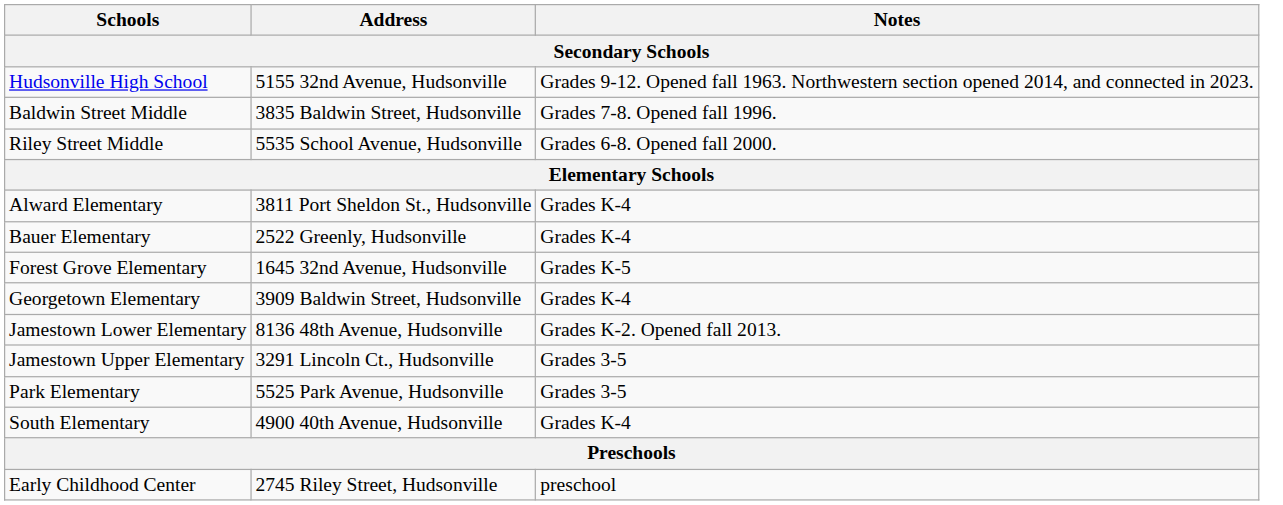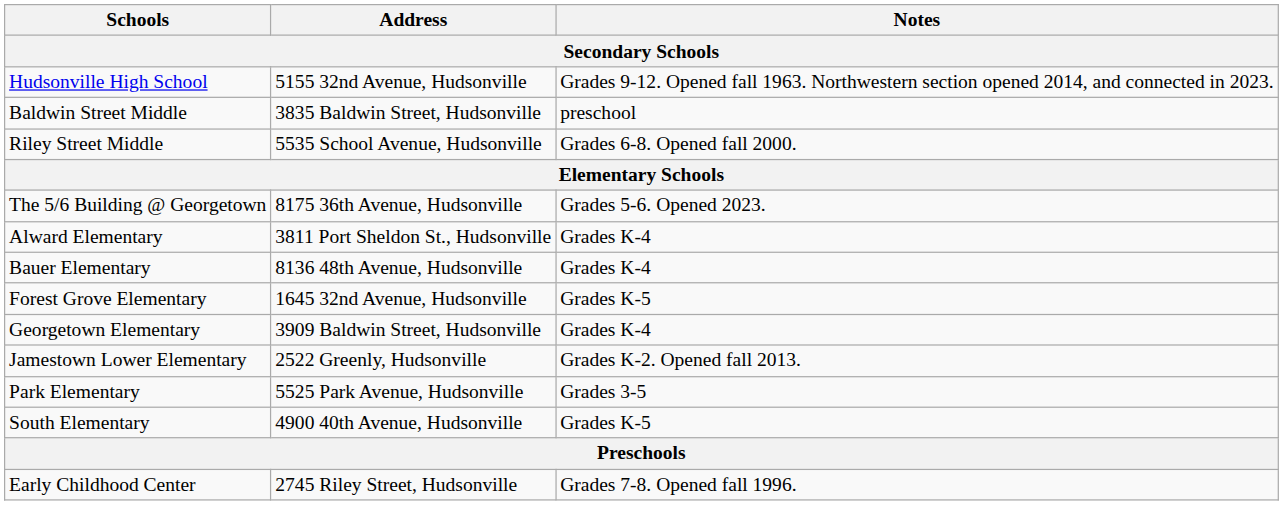(659, 112) Grades 7-8. Opened fall 1996. -> (598, 112) preschool
+ row: (138, 205)
(361, 236) 2522 Greenly, Hudsonville -> (399, 267) 8136 48th Avenue, Hudsonville
(379, 329) 8136 48th Avenue, Hudsonville -> (381, 360) 2522 Greenly, Hudsonville
- row: (127, 360)
(586, 422) Grades K-4 -> (605, 422) Grades K-5
(578, 484) preschool -> (678, 484) Grades 7-8. Opened fall 1996.
